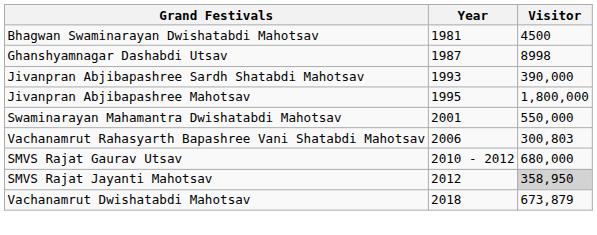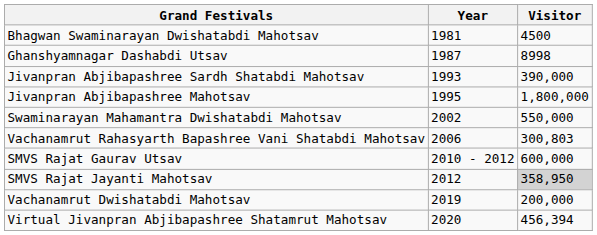(446, 118) 2001 -> (446, 118) 2002
(547, 159) 680,000 -> (547, 159) 600,000
(446, 200) 2018 -> (446, 200) 2019
(547, 200) 673,879 -> (547, 200) 200,000
+ row: (197, 220)
